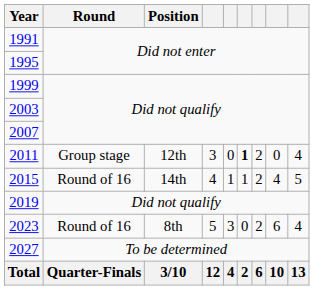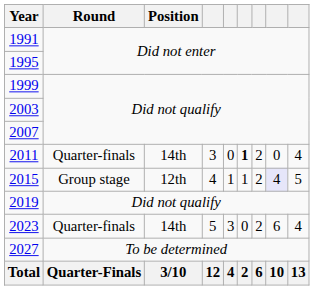(94, 156) Group stage -> (94, 156) Quarter-finals
(173, 156) 12th -> (173, 156) 14th
(94, 179) Round of 16 -> (94, 179) Group stage
(173, 179) 14th -> (173, 179) 12th
(277, 179) no background -> (277, 179) lavender background
(94, 226) Round of 16 -> (94, 226) Quarter-finals
(173, 226) 8th -> (173, 226) 14th
